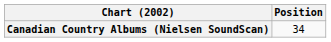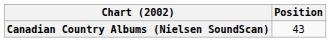(299, 29) 34 -> (299, 29) 43
